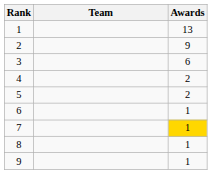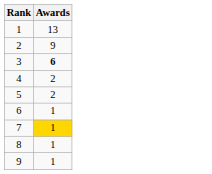- column: (101, 12)
(188, 62) normal -> (53, 62) bold
